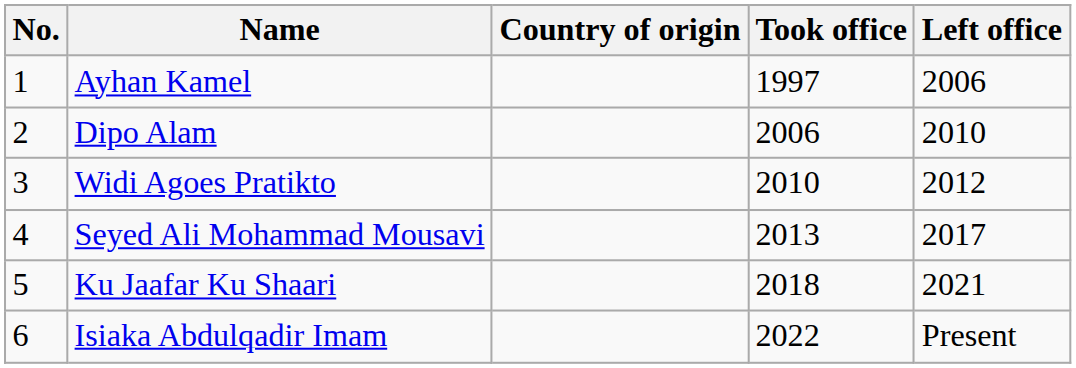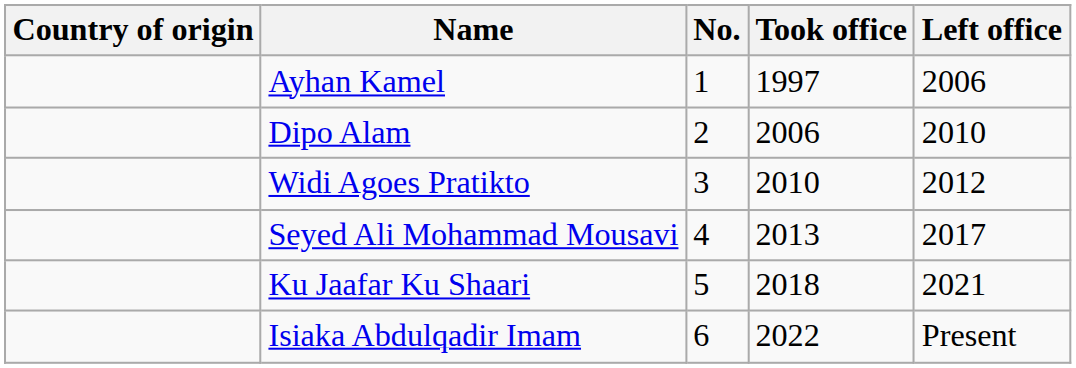columns swapped: (36, 30) <-> (620, 30)
